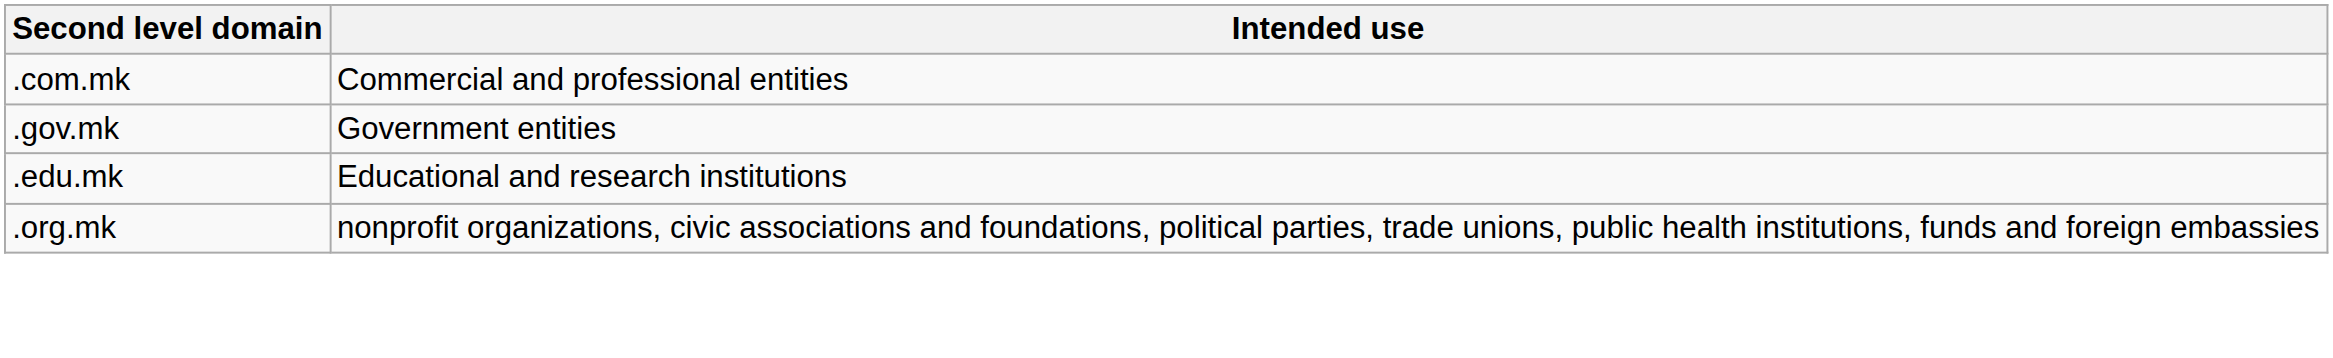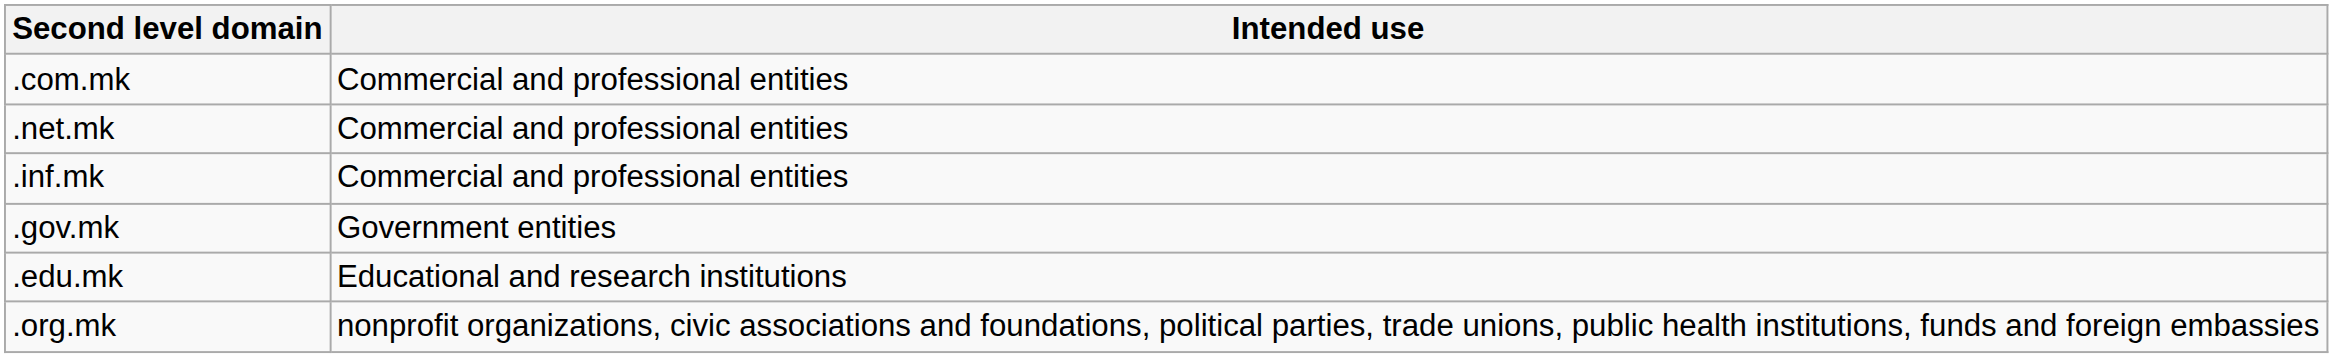+ row: (63, 128)
+ row: (58, 177)
